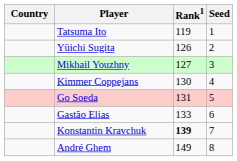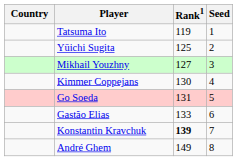(183, 48) 126 -> (183, 48) 125
